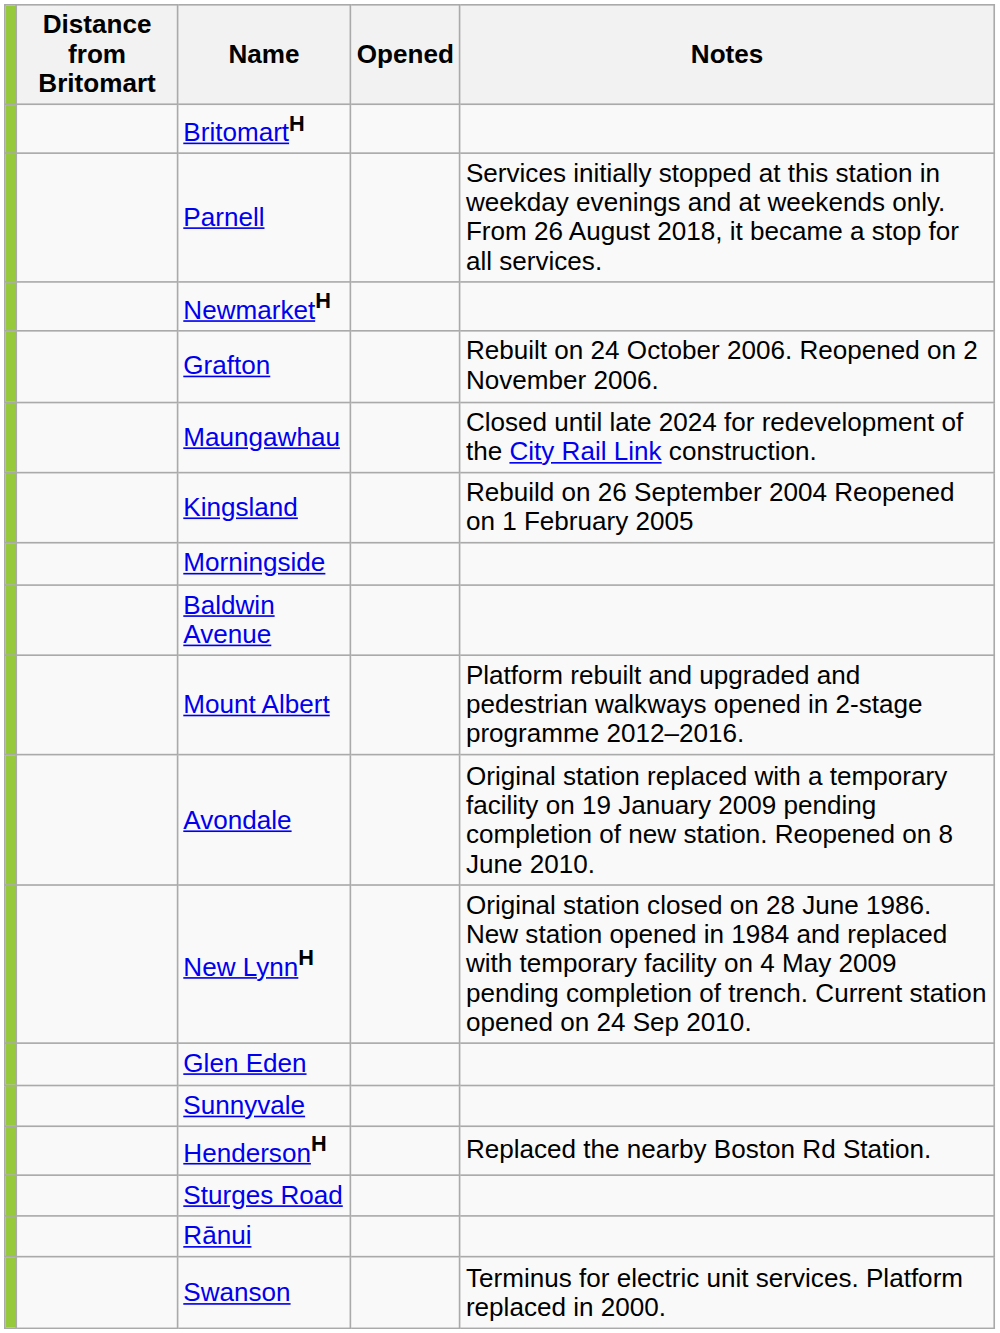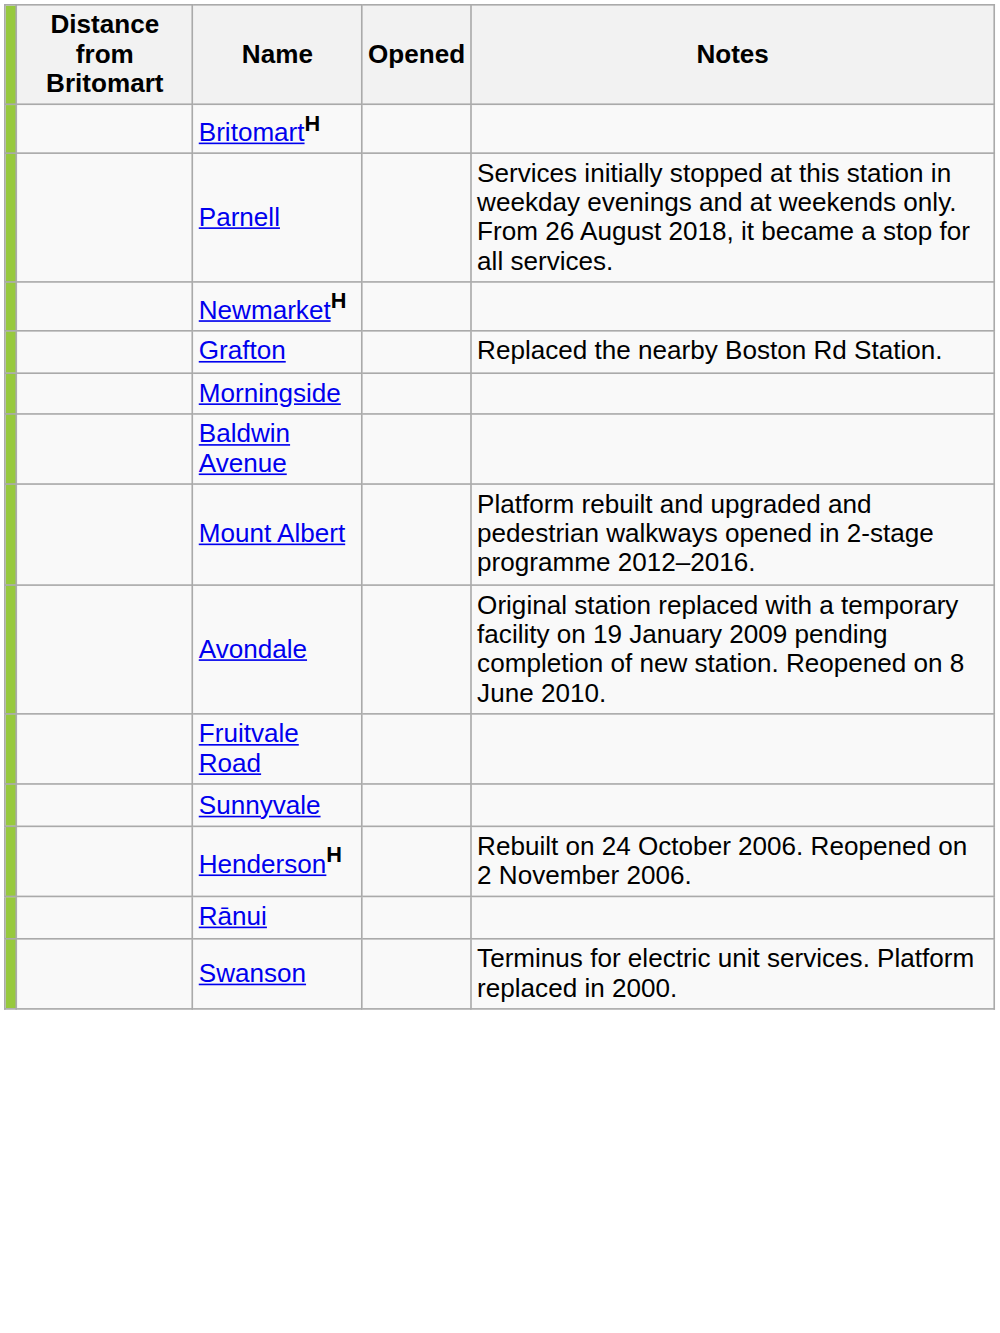(722, 366) Rebuilt on 24 October 2006. Reopened on 2 November 2006. -> (710, 351) Replaced the nearby Boston Rd Station.
- row: (262, 436)
- row: (241, 507)
- row: (249, 963)
+ row: (249, 748)
- row: (245, 1063)
(699, 1149) Replaced the nearby Boston Rd Station. -> (722, 861) Rebuilt on 24 October 2006. Reopened on 2 November 2006.
- row: (263, 1194)
